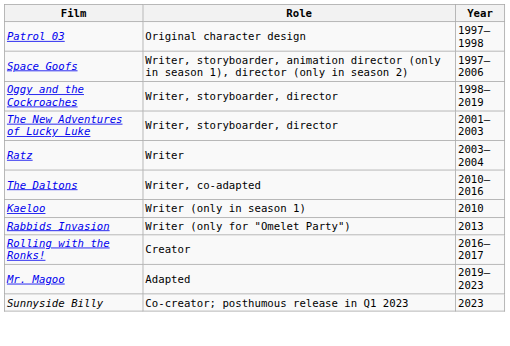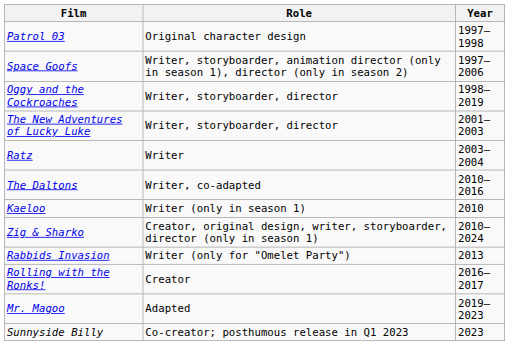+ row: (45, 232)
